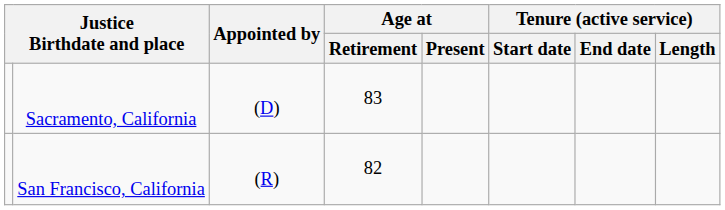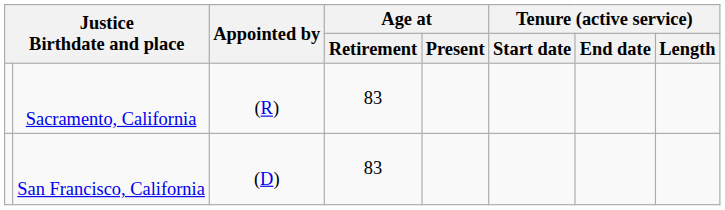(267, 108) (D) -> (267, 108) (R)
(267, 179) (R) -> (267, 179) (D)
(373, 168) 82 -> (373, 168) 83
